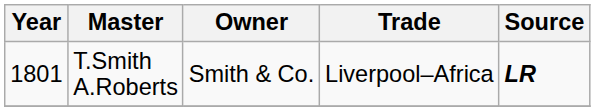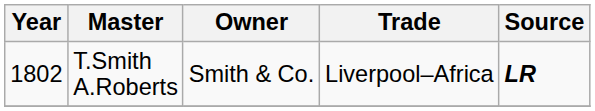(36, 73) 1801 -> (36, 73) 1802
